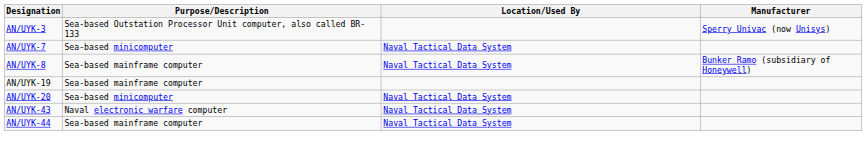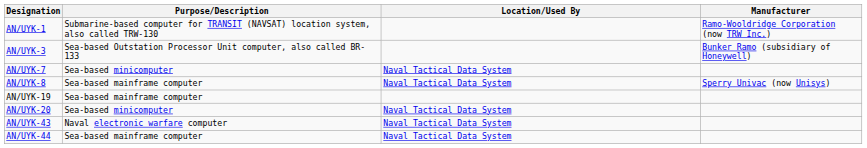+ row: (26, 29)
(766, 29) Sperry Univac (now Unisys) -> (766, 52) Bunker Ramo (subsidiary of Honeywell)
(766, 65) Bunker Ramo (subsidiary of Honeywell) -> (766, 83) Sperry Univac (now Unisys)
